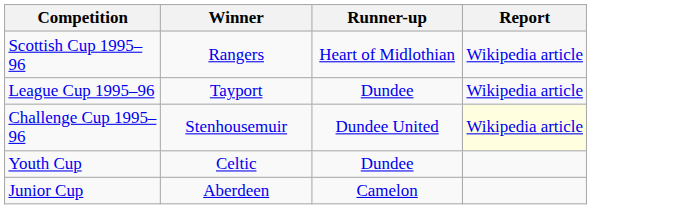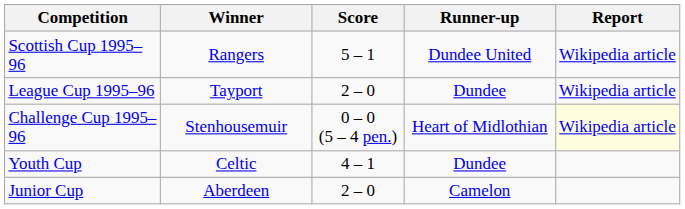+ column: (358, 17)
(387, 54) Heart of Midlothian -> (480, 54) Dundee United
(387, 127) Dundee United -> (480, 127) Heart of Midlothian
